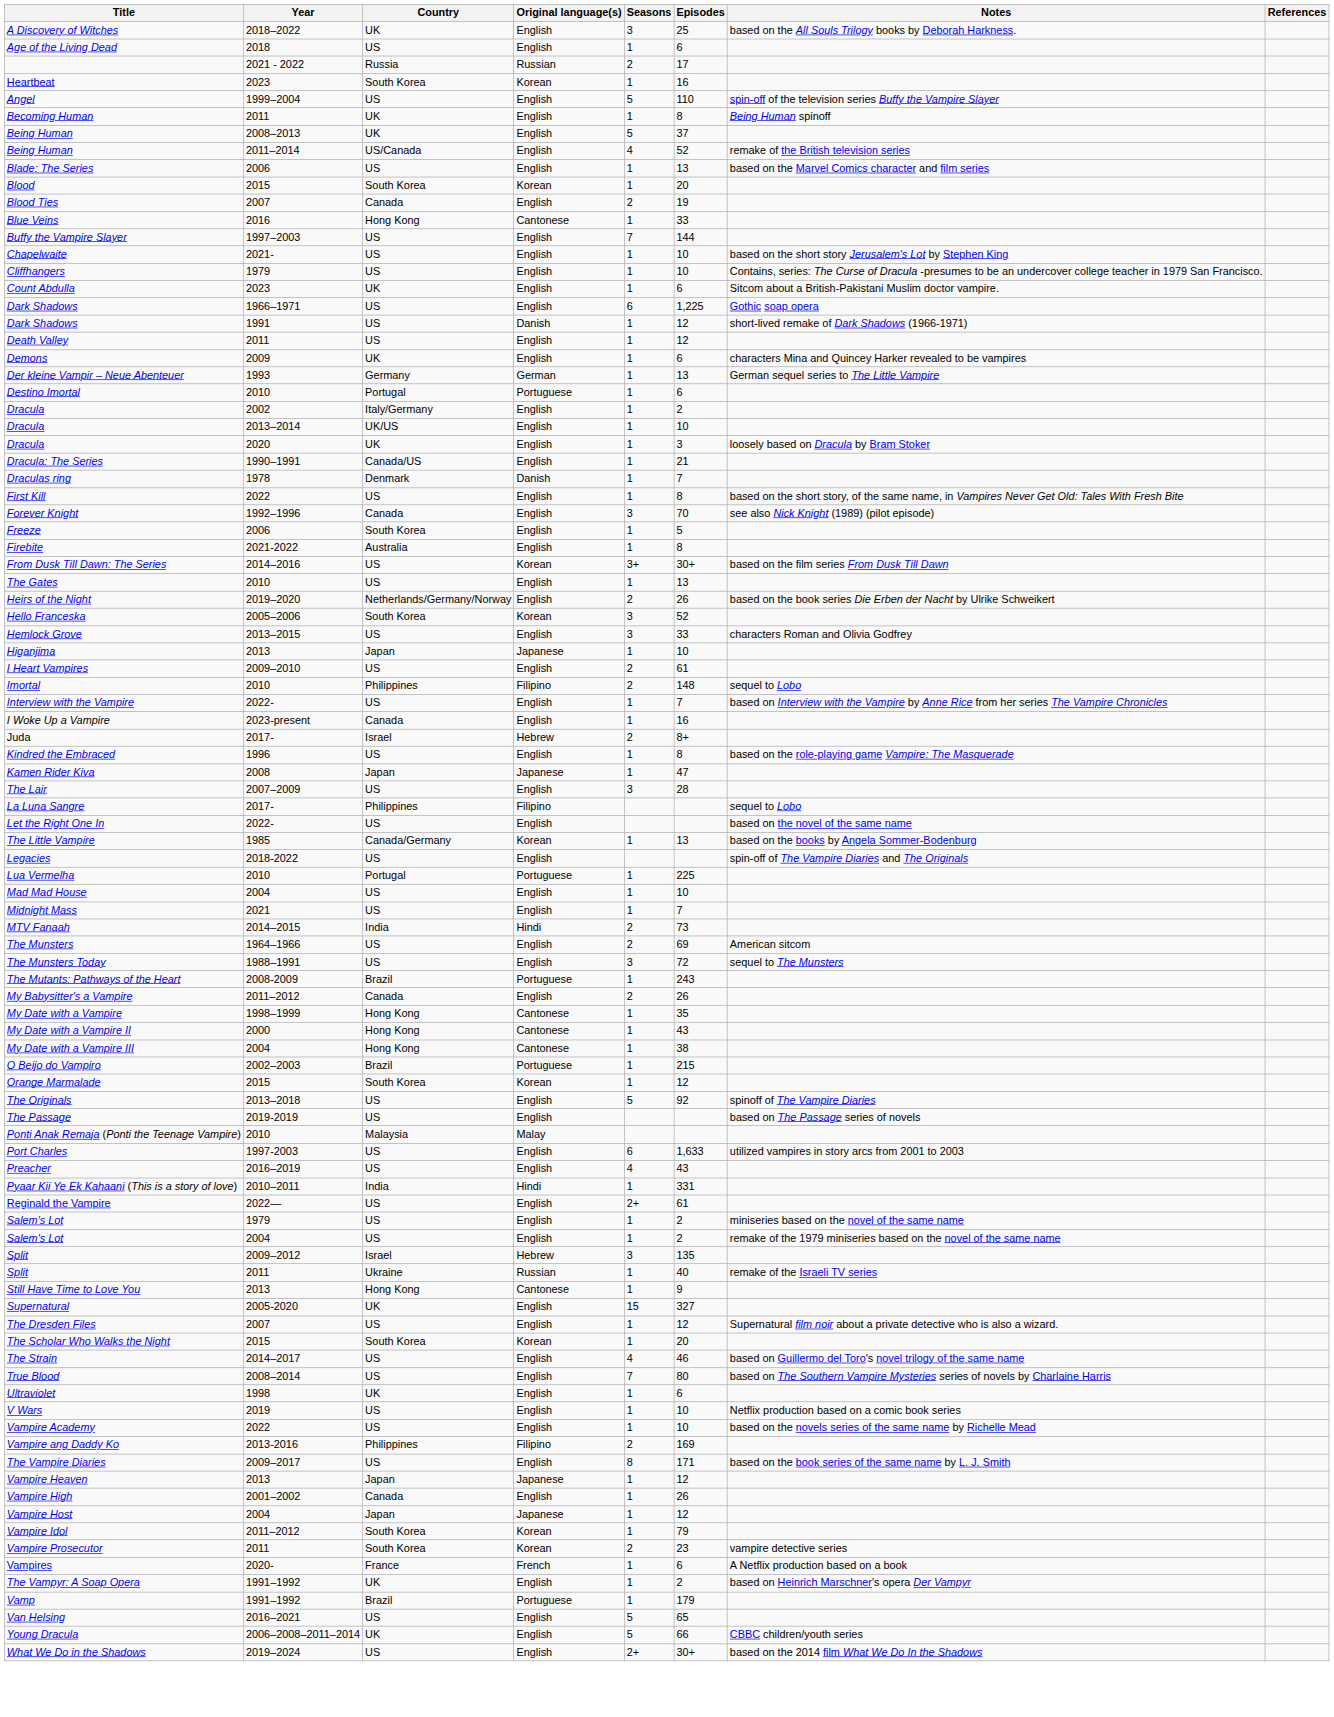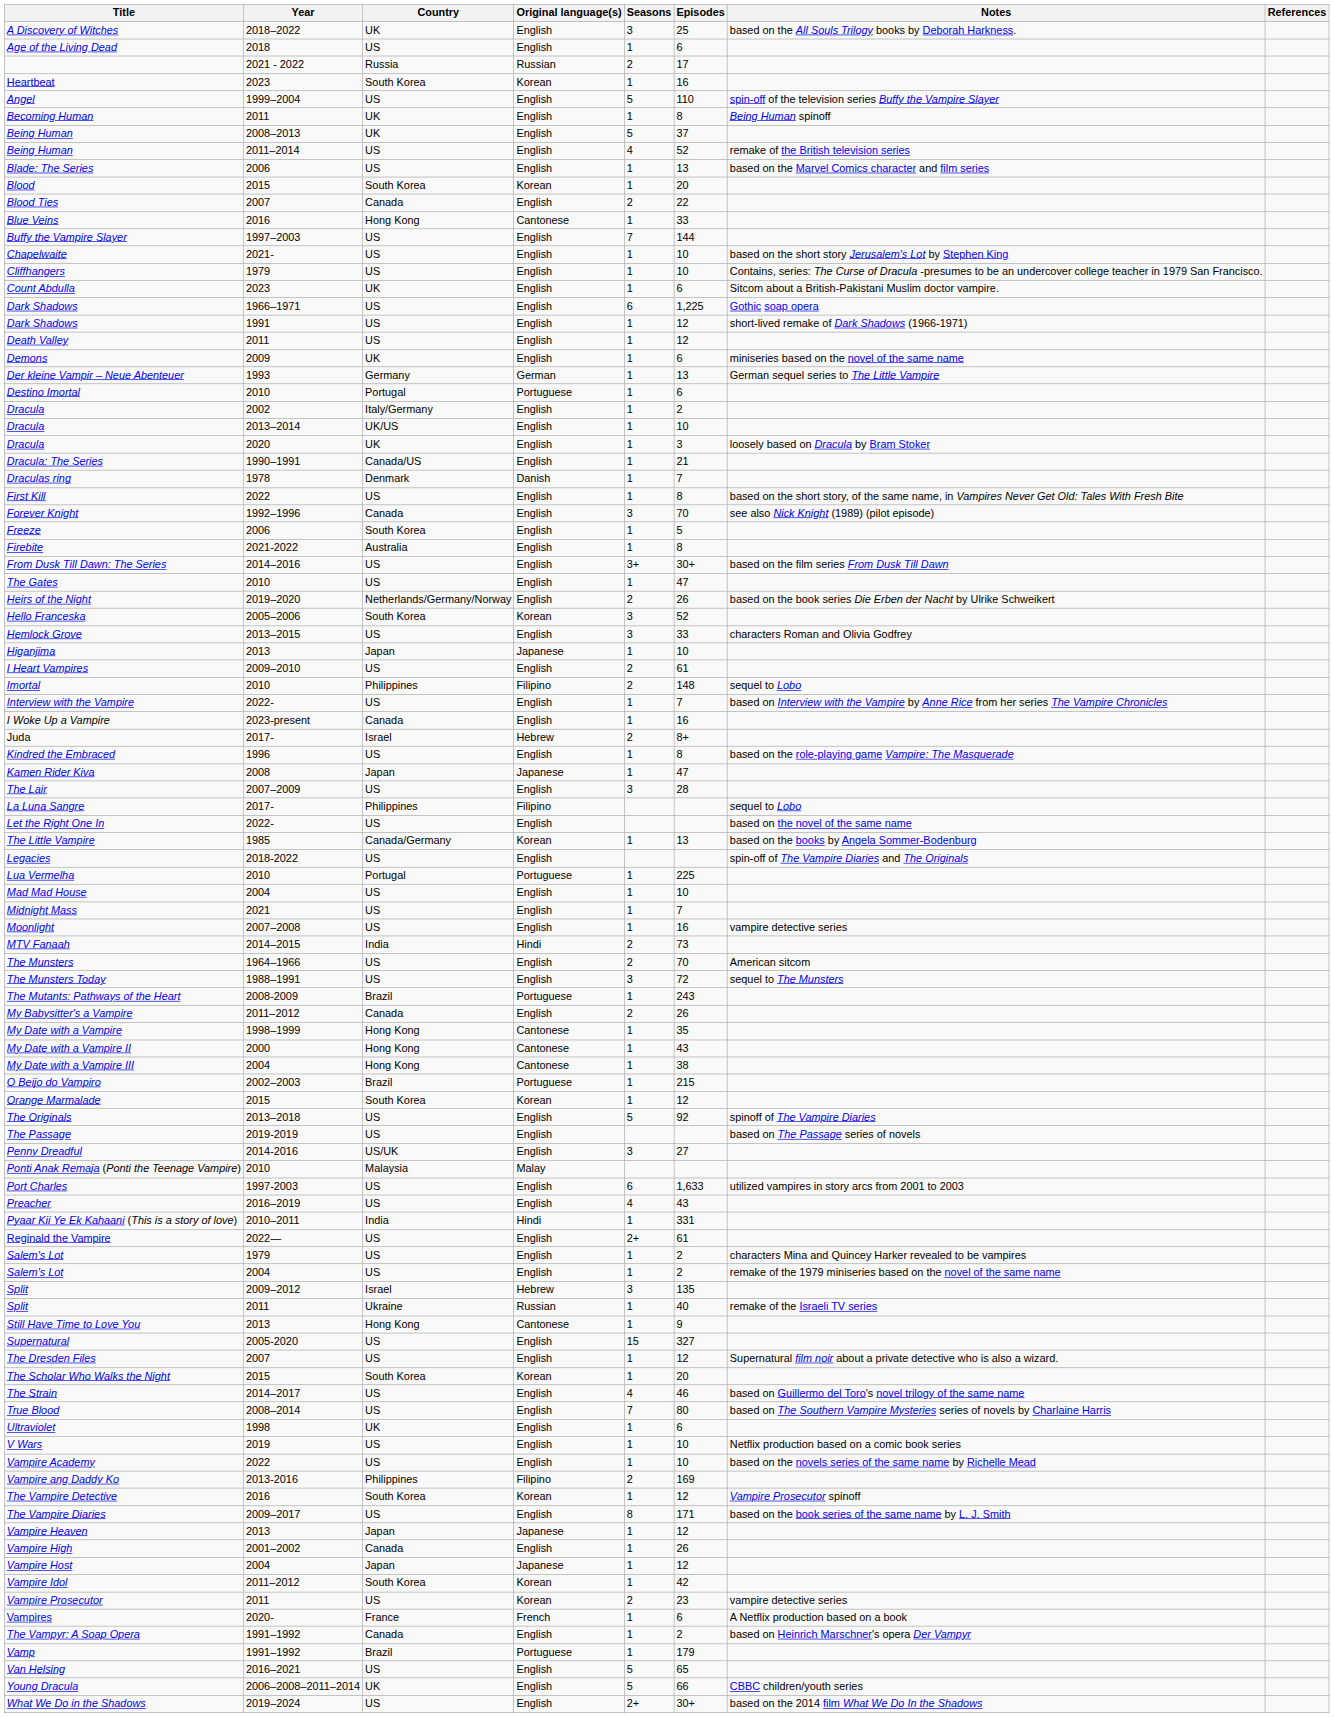(393, 151) US/Canada -> (373, 151) US
(682, 202) 19 -> (682, 202) 22
(533, 323) Danish -> (534, 323) English
(878, 358) characters Mina and Quincey Harker revealed to be vampires -> (847, 358) miniseries based on the novel of the same name
(534, 565) Korean -> (534, 565) English
(682, 582) 13 -> (682, 582) 47
+ row: (30, 927)
(682, 944) 69 -> (682, 962) 70
+ row: (44, 1151)
(847, 1220) miniseries based on the novel of the same name -> (878, 1255) characters Mina and Quincey Harker revealed to be vampires
(373, 1307) UK -> (373, 1341) US
+ row: (62, 1497)
(682, 1531) 79 -> (682, 1583) 42
(395, 1548) South Korea -> (373, 1600) US
(373, 1583) UK -> (384, 1635) Canada
